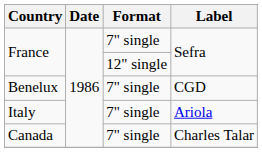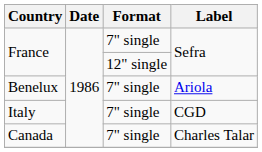(190, 87) CGD -> (193, 87) Ariola
(193, 111) Ariola -> (190, 111) CGD
